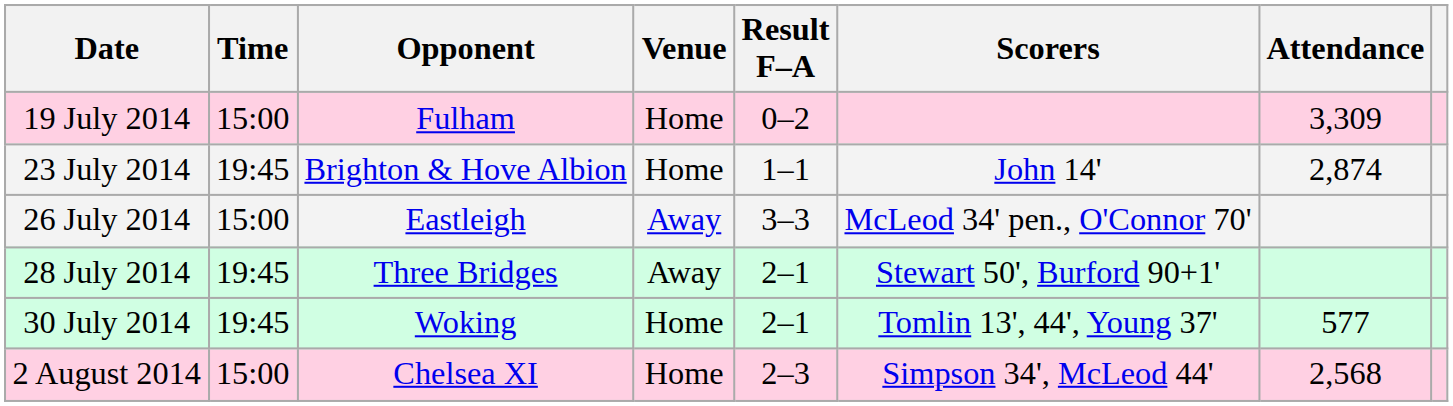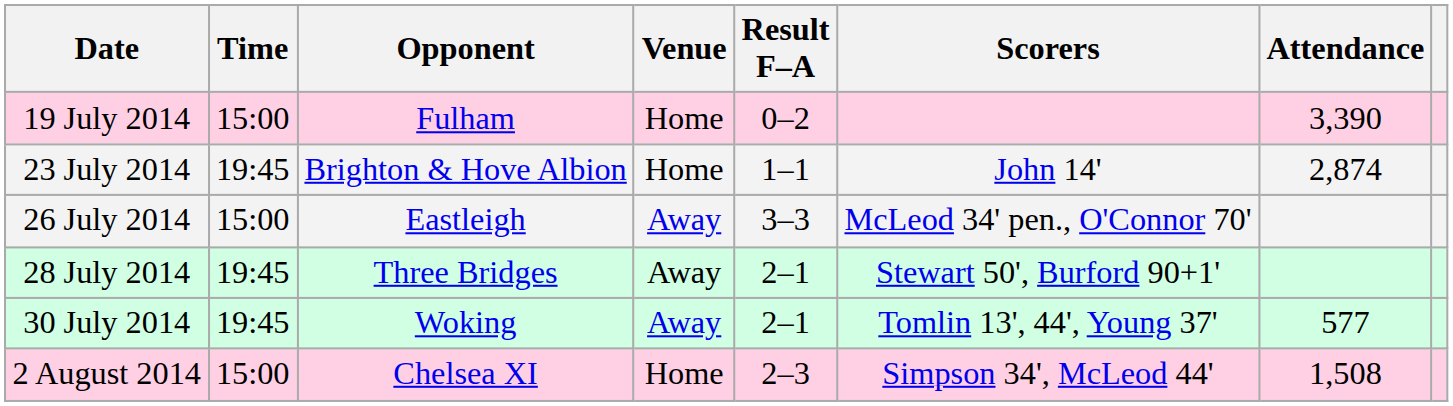(1345, 117) 3,309 -> (1345, 117) 3,390
(684, 322) Home -> (684, 322) Away
(1345, 374) 2,568 -> (1345, 374) 1,508
